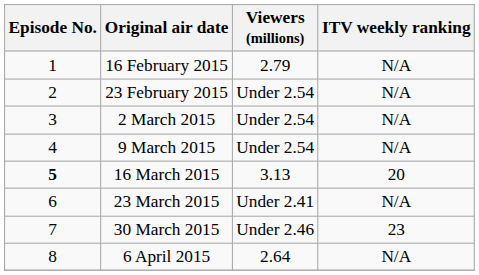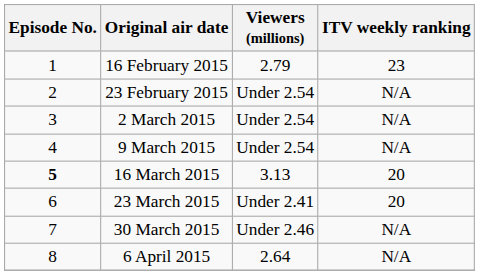(396, 65) N/A -> (396, 65) 23
(396, 202) N/A -> (396, 202) 20
(396, 229) 23 -> (396, 229) N/A
